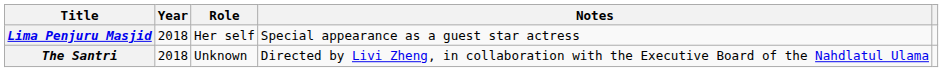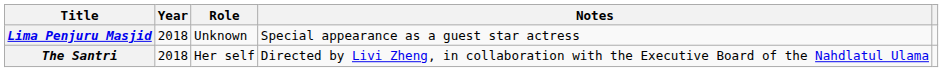(224, 35) Her self -> (221, 35) Unknown
(221, 56) Unknown -> (224, 56) Her self
